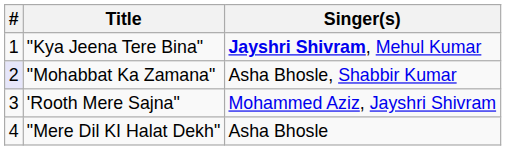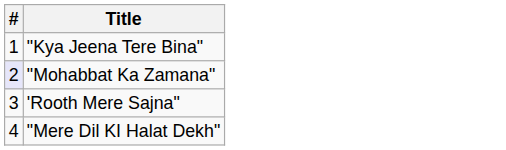- column: (362, 19)
